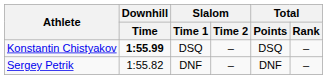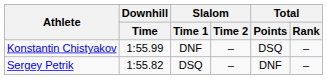(145, 49) bold -> (145, 49) normal
(191, 49) DSQ -> (191, 49) DNF
(191, 66) DNF -> (191, 66) DSQ
